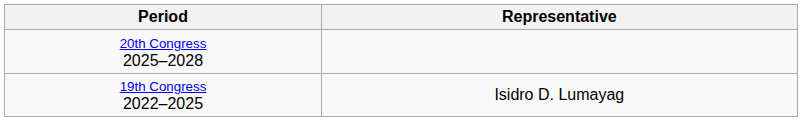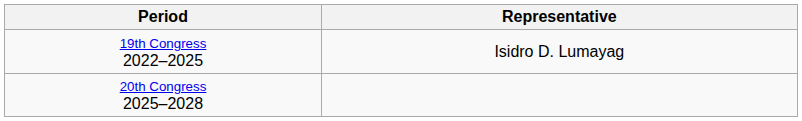rows swapped: (163, 95) <-> (163, 52)
